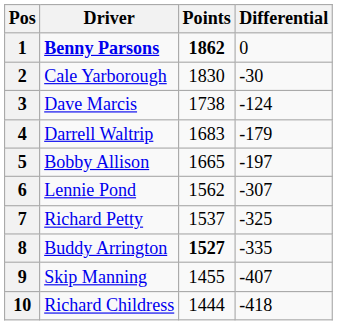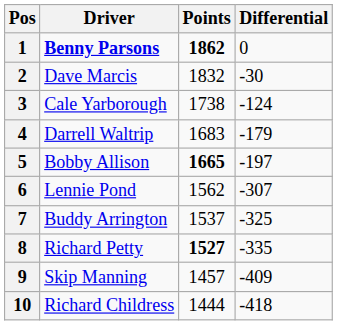(105, 76) Cale Yarborough -> (91, 76) Dave Marcis
(207, 76) 1830 -> (207, 76) 1832
(91, 104) Dave Marcis -> (105, 104) Cale Yarborough
(207, 162) normal -> (207, 162) bold
(94, 219) Richard Petty -> (106, 219) Buddy Arrington
(106, 248) Buddy Arrington -> (94, 248) Richard Petty
(207, 276) 1455 -> (207, 276) 1457
(256, 276) -407 -> (256, 276) -409
